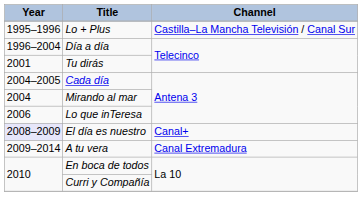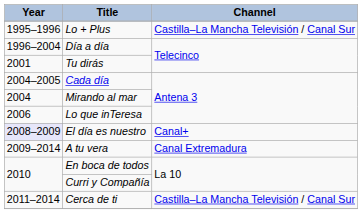+ row: (91, 200)
